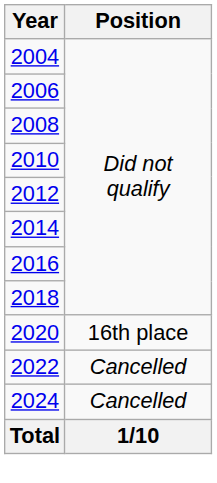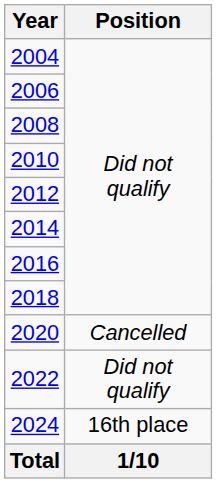(138, 332) 16th place -> (138, 332) Cancelled
(138, 366) Cancelled -> (138, 379) Did not qualify
(138, 401) Cancelled -> (138, 425) 16th place
